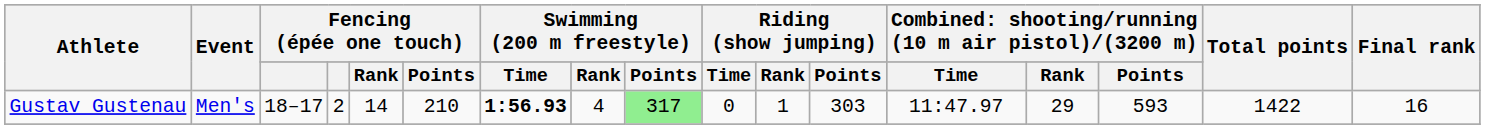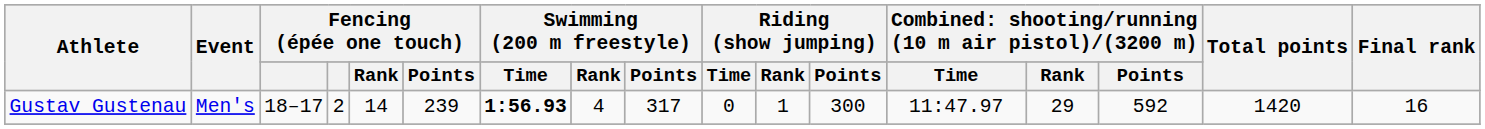(441, 107) 210 -> (441, 107) 239
(664, 107) lightgreen background -> (664, 107) no background
(848, 107) 303 -> (848, 107) 300
(1150, 107) 593 -> (1150, 107) 592
(1277, 107) 1422 -> (1277, 107) 1420
